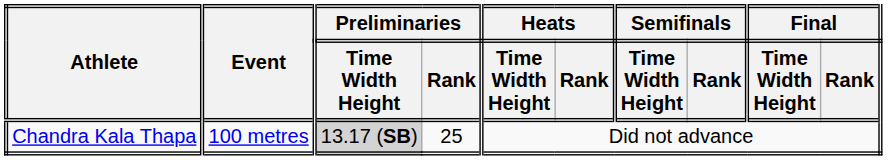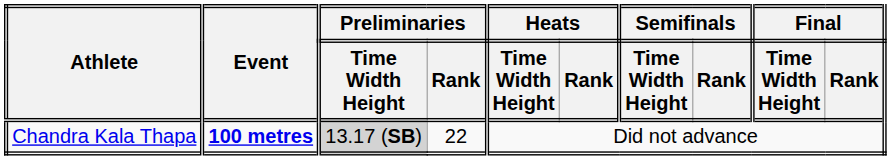(259, 137) normal -> (261, 137) bold
(451, 137) 25 -> (456, 137) 22
